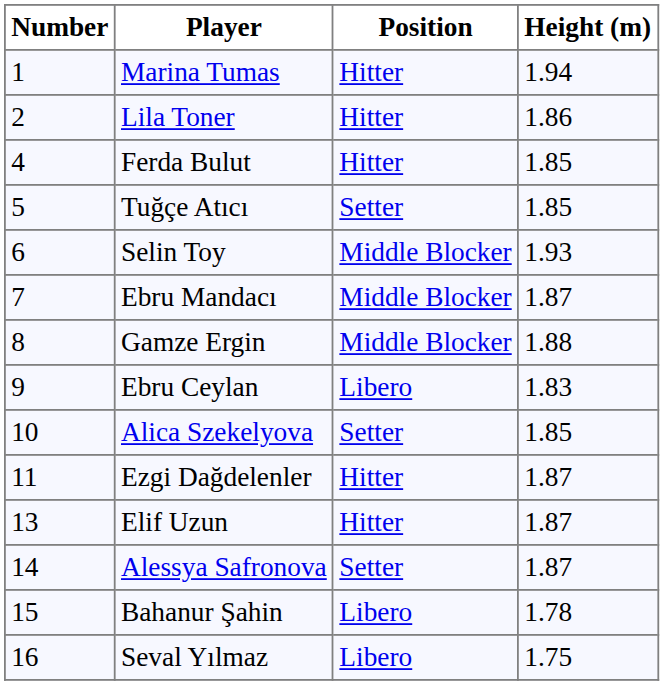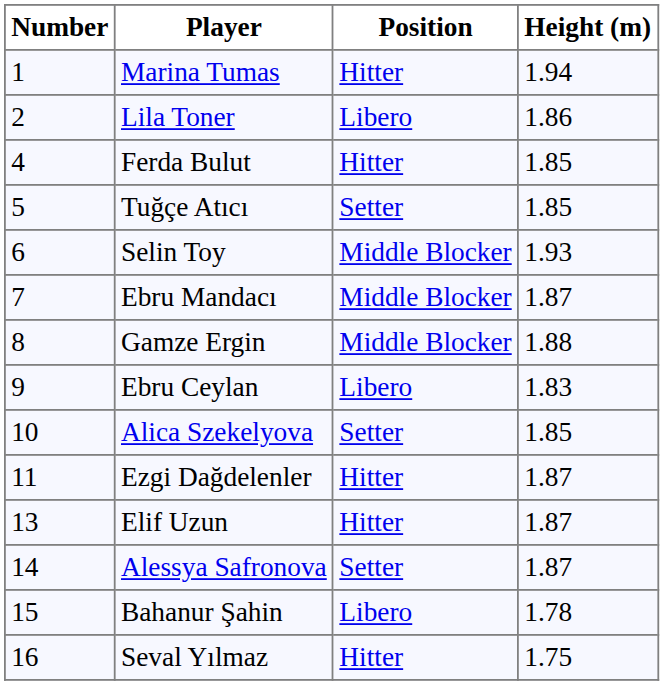(371, 116) Hitter -> (376, 116) Libero
(376, 656) Libero -> (371, 656) Hitter
